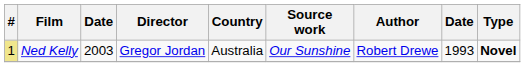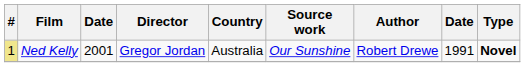(99, 51) 2003 -> (99, 51) 2001
(459, 51) 1993 -> (459, 51) 1991
